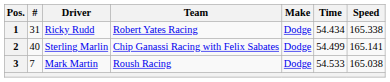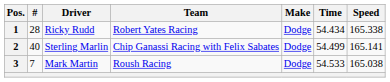(35, 30) 31 -> (35, 30) 28
